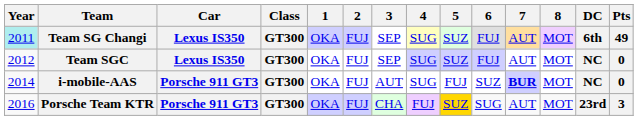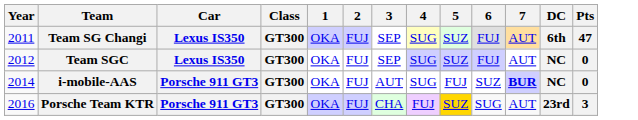- column: (558, 15)
(21, 37) paleturquoise background -> (21, 37) no background
(621, 37) 49 -> (585, 37) 47
